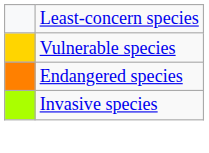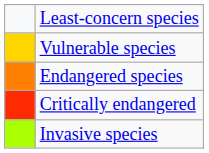+ row: (118, 104)
